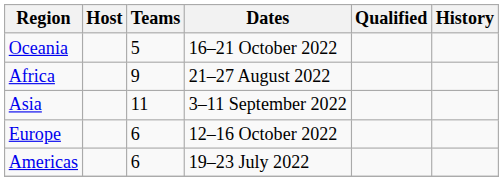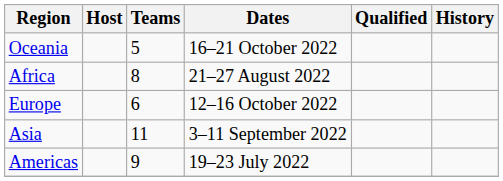(135, 76) 9 -> (135, 76) 8
rows swapped: (25, 104) <-> (35, 133)
(135, 162) 6 -> (135, 162) 9
